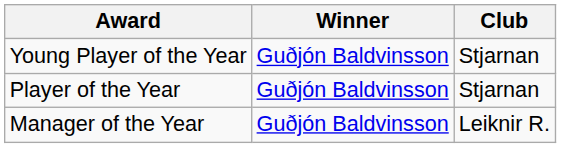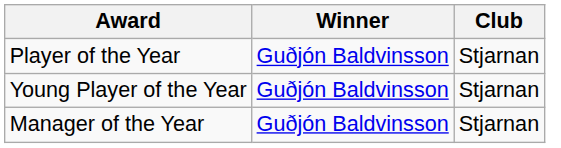rows swapped: (95, 90) <-> (128, 55)
(504, 124) Leiknir R. -> (499, 124) Stjarnan
